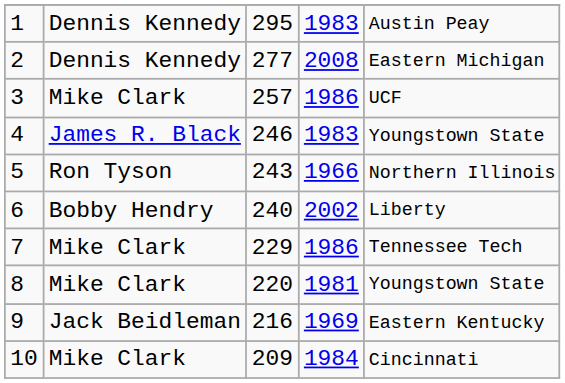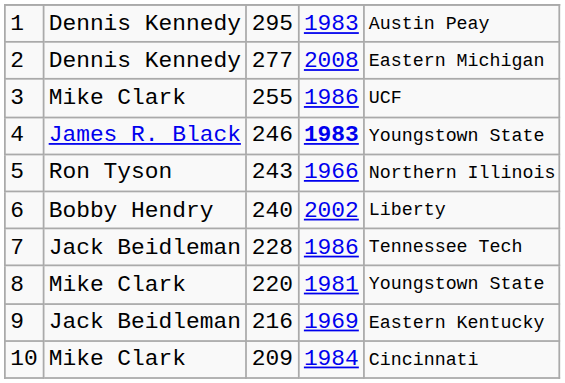(272, 98) 257 -> (272, 98) 255
(331, 135) normal -> (331, 135) bold
(117, 247) Mike Clark -> (145, 247) Jack Beidleman
(272, 247) 229 -> (272, 247) 228
